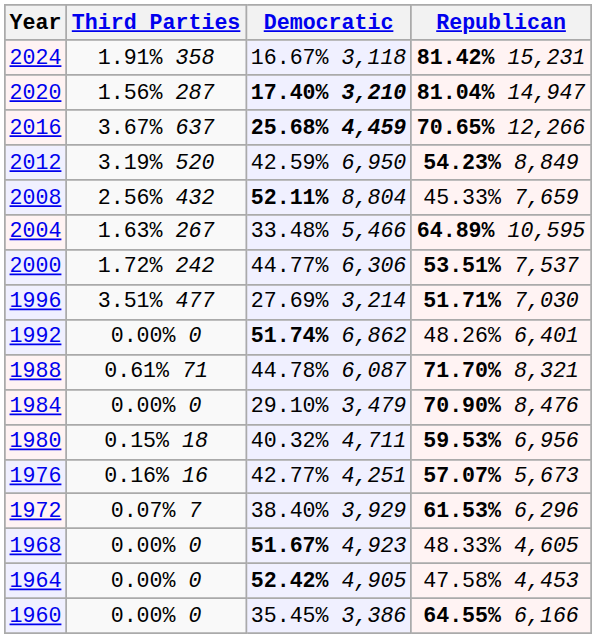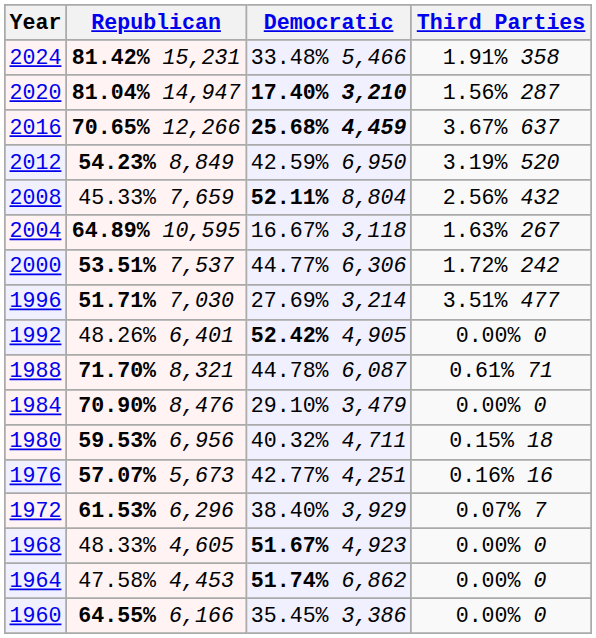columns swapped: (501, 23) <-> (156, 23)
(329, 58) 16.67% 3,118 -> (329, 58) 33.48% 5,466
(329, 232) 33.48% 5,466 -> (329, 232) 16.67% 3,118
(329, 337) 51.74% 6,862 -> (329, 337) 52.42% 4,905
(329, 581) 52.42% 4,905 -> (329, 581) 51.74% 6,862
